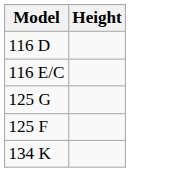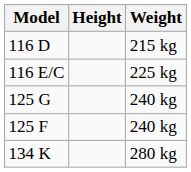+ column: (156, 18)
